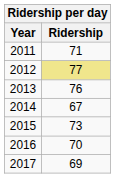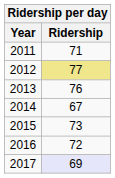(76, 145) 70 -> (76, 145) 72
(76, 164) no background -> (76, 164) lavender background
